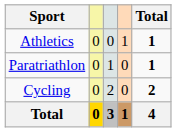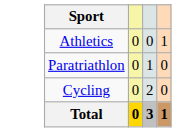- column: (152, 16)
